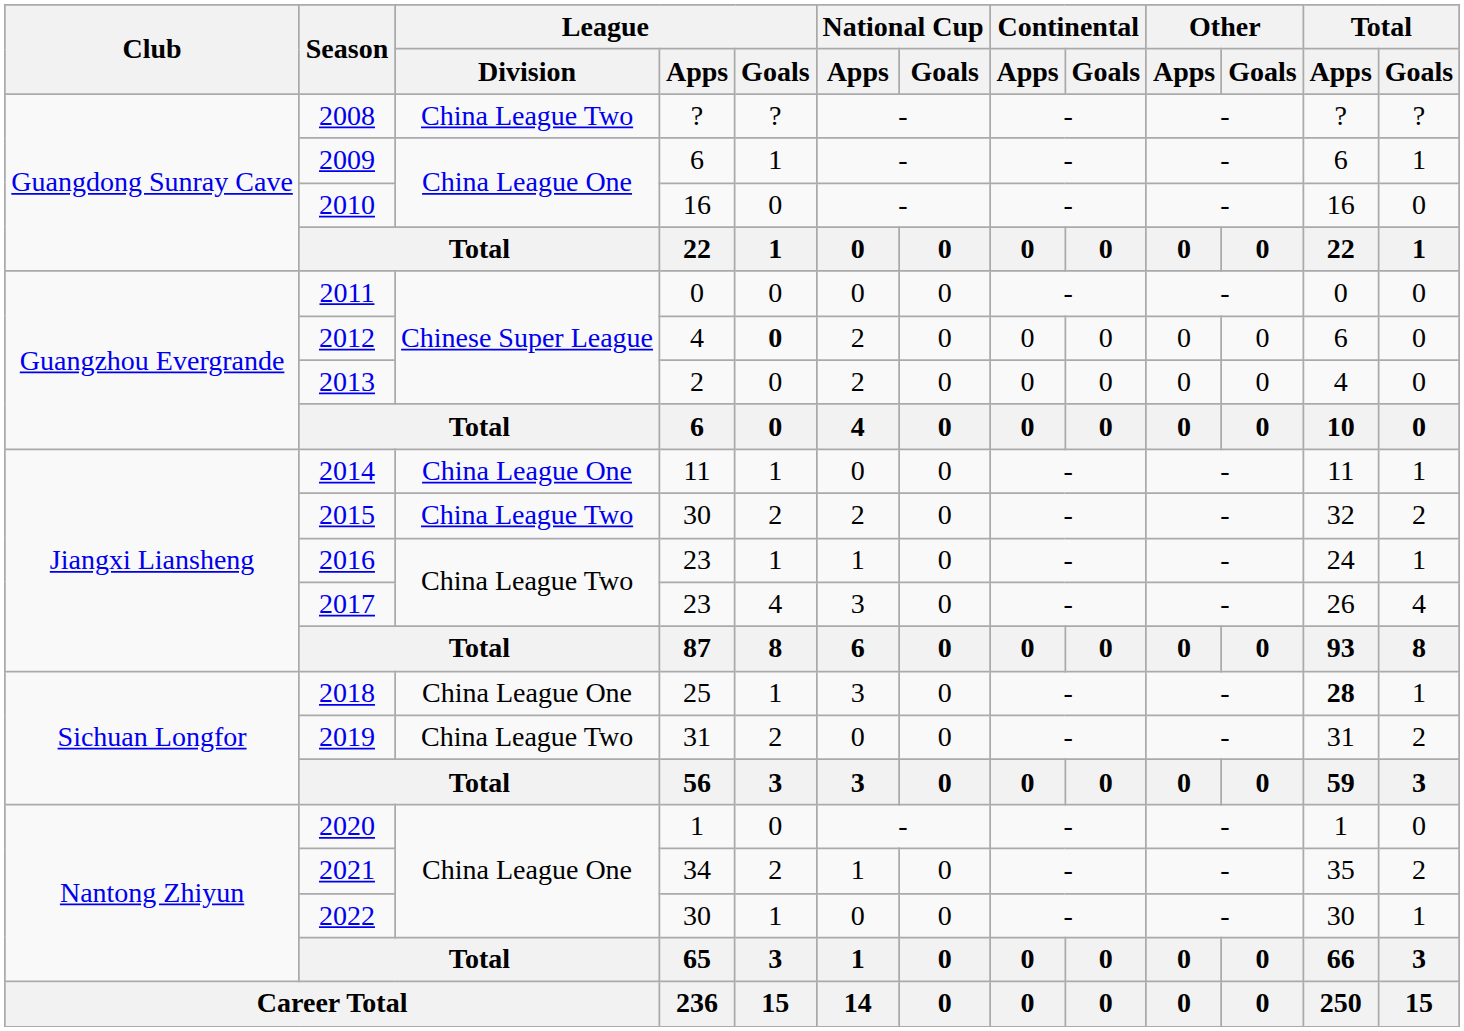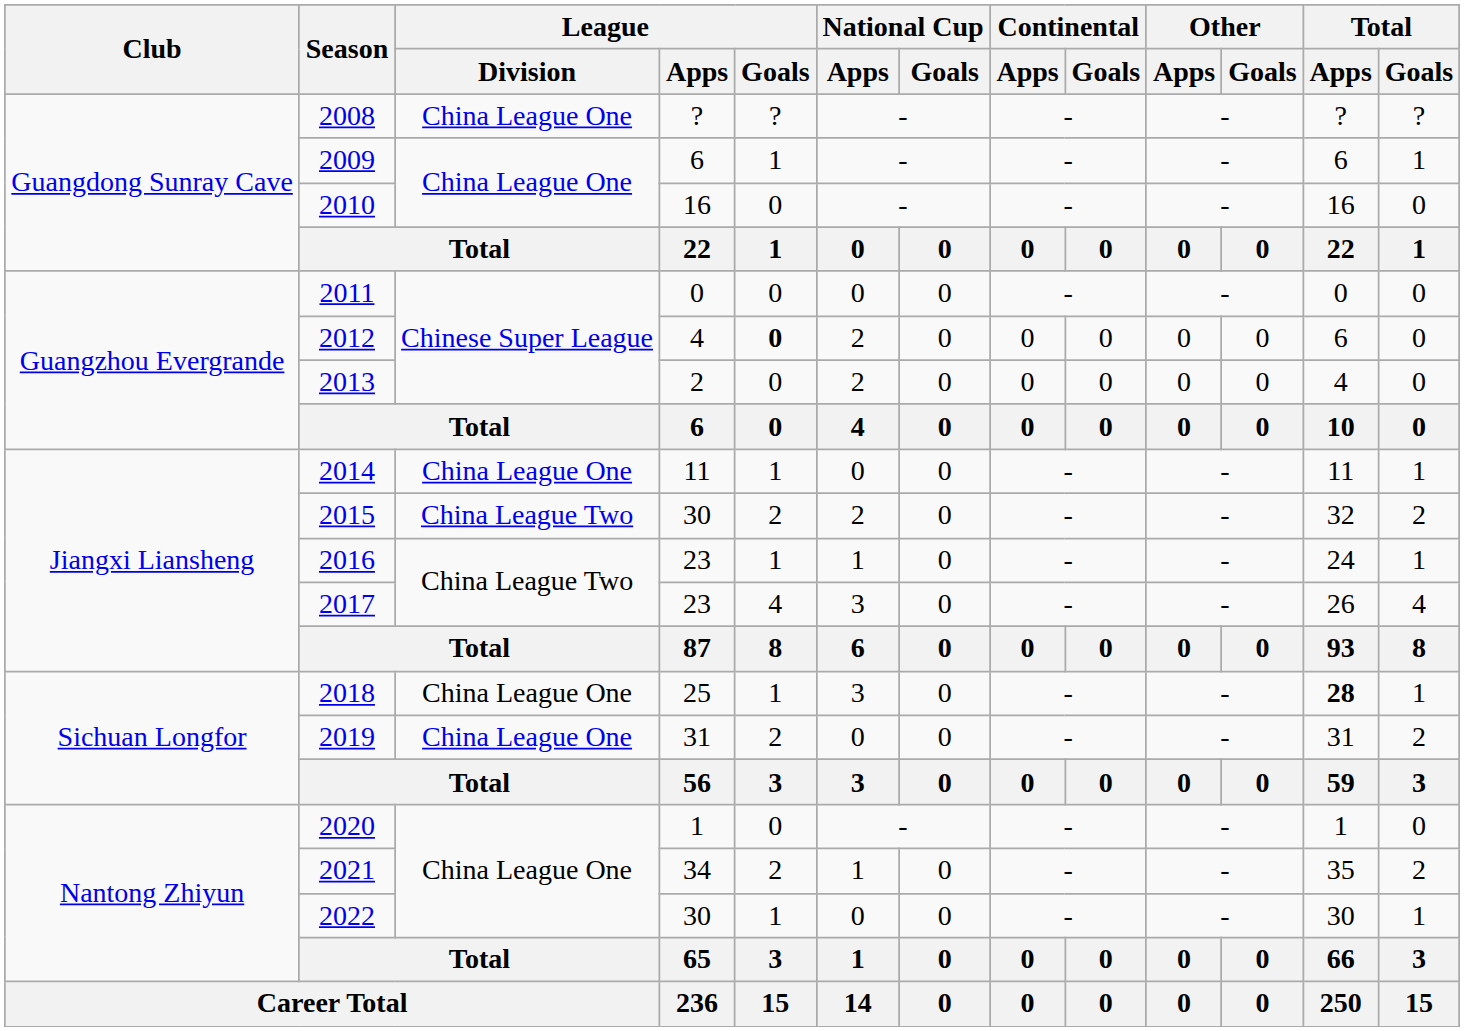(527, 115) China League Two -> (527, 115) China League One
(527, 737) China League Two -> (527, 737) China League One
